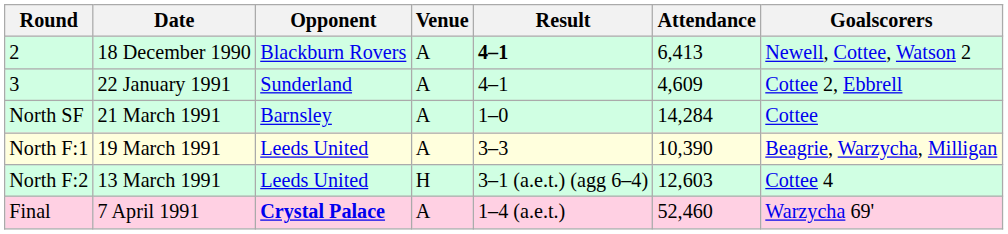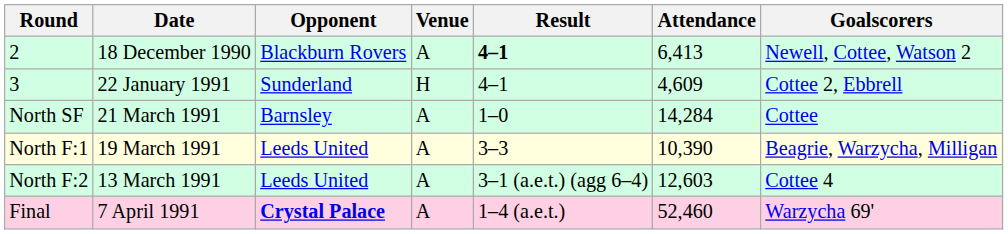(423, 84) A -> (423, 84) H
(423, 180) H -> (423, 180) A
